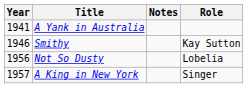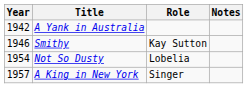columns swapped: (212, 12) <-> (164, 12)
(18, 28) 1941 -> (18, 28) 1942
(18, 59) 1956 -> (18, 59) 1954
